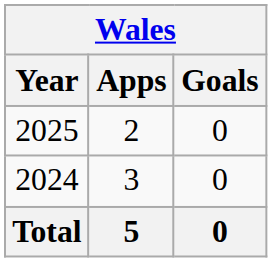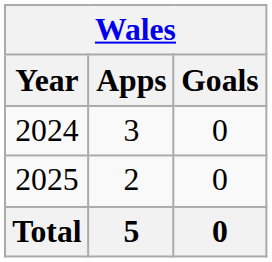rows swapped: (47, 180) <-> (47, 130)
